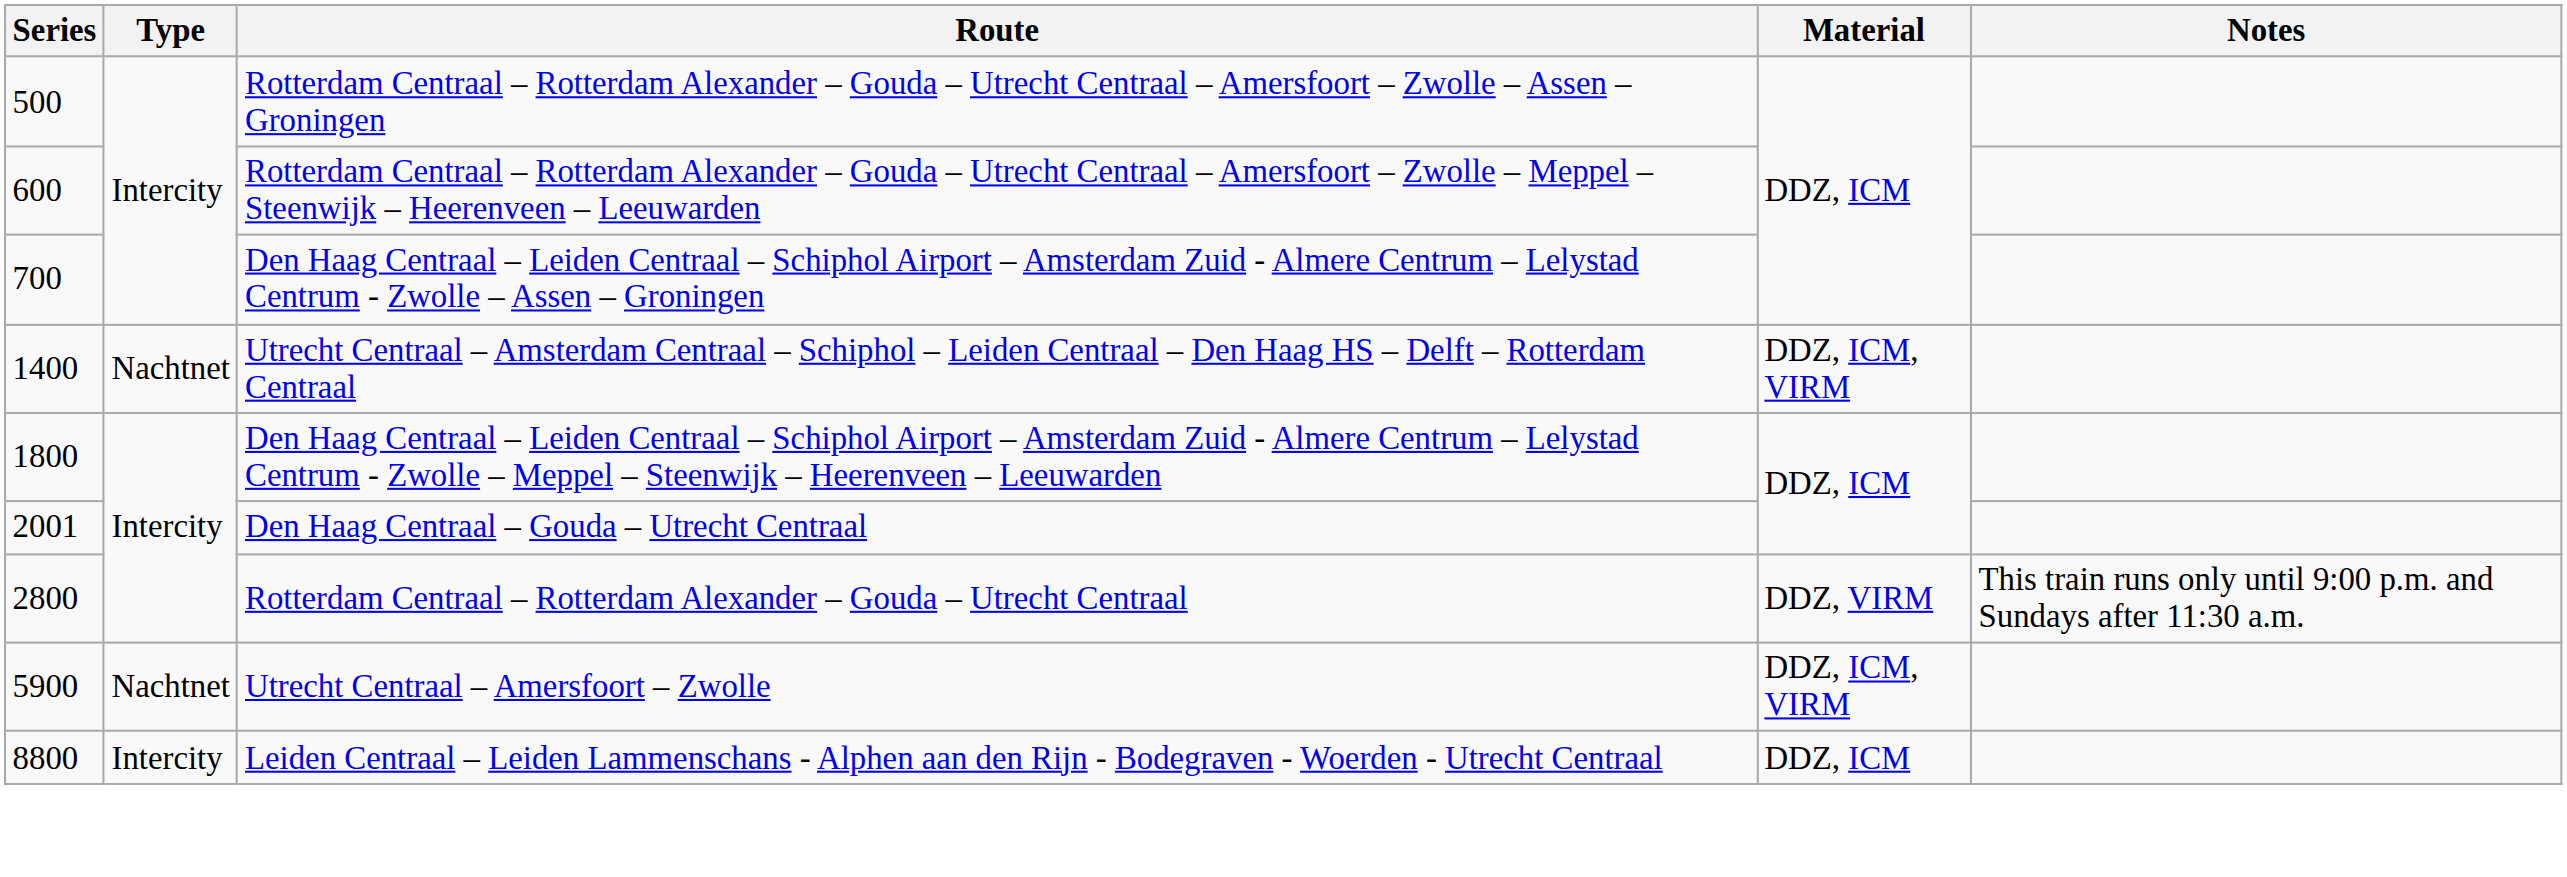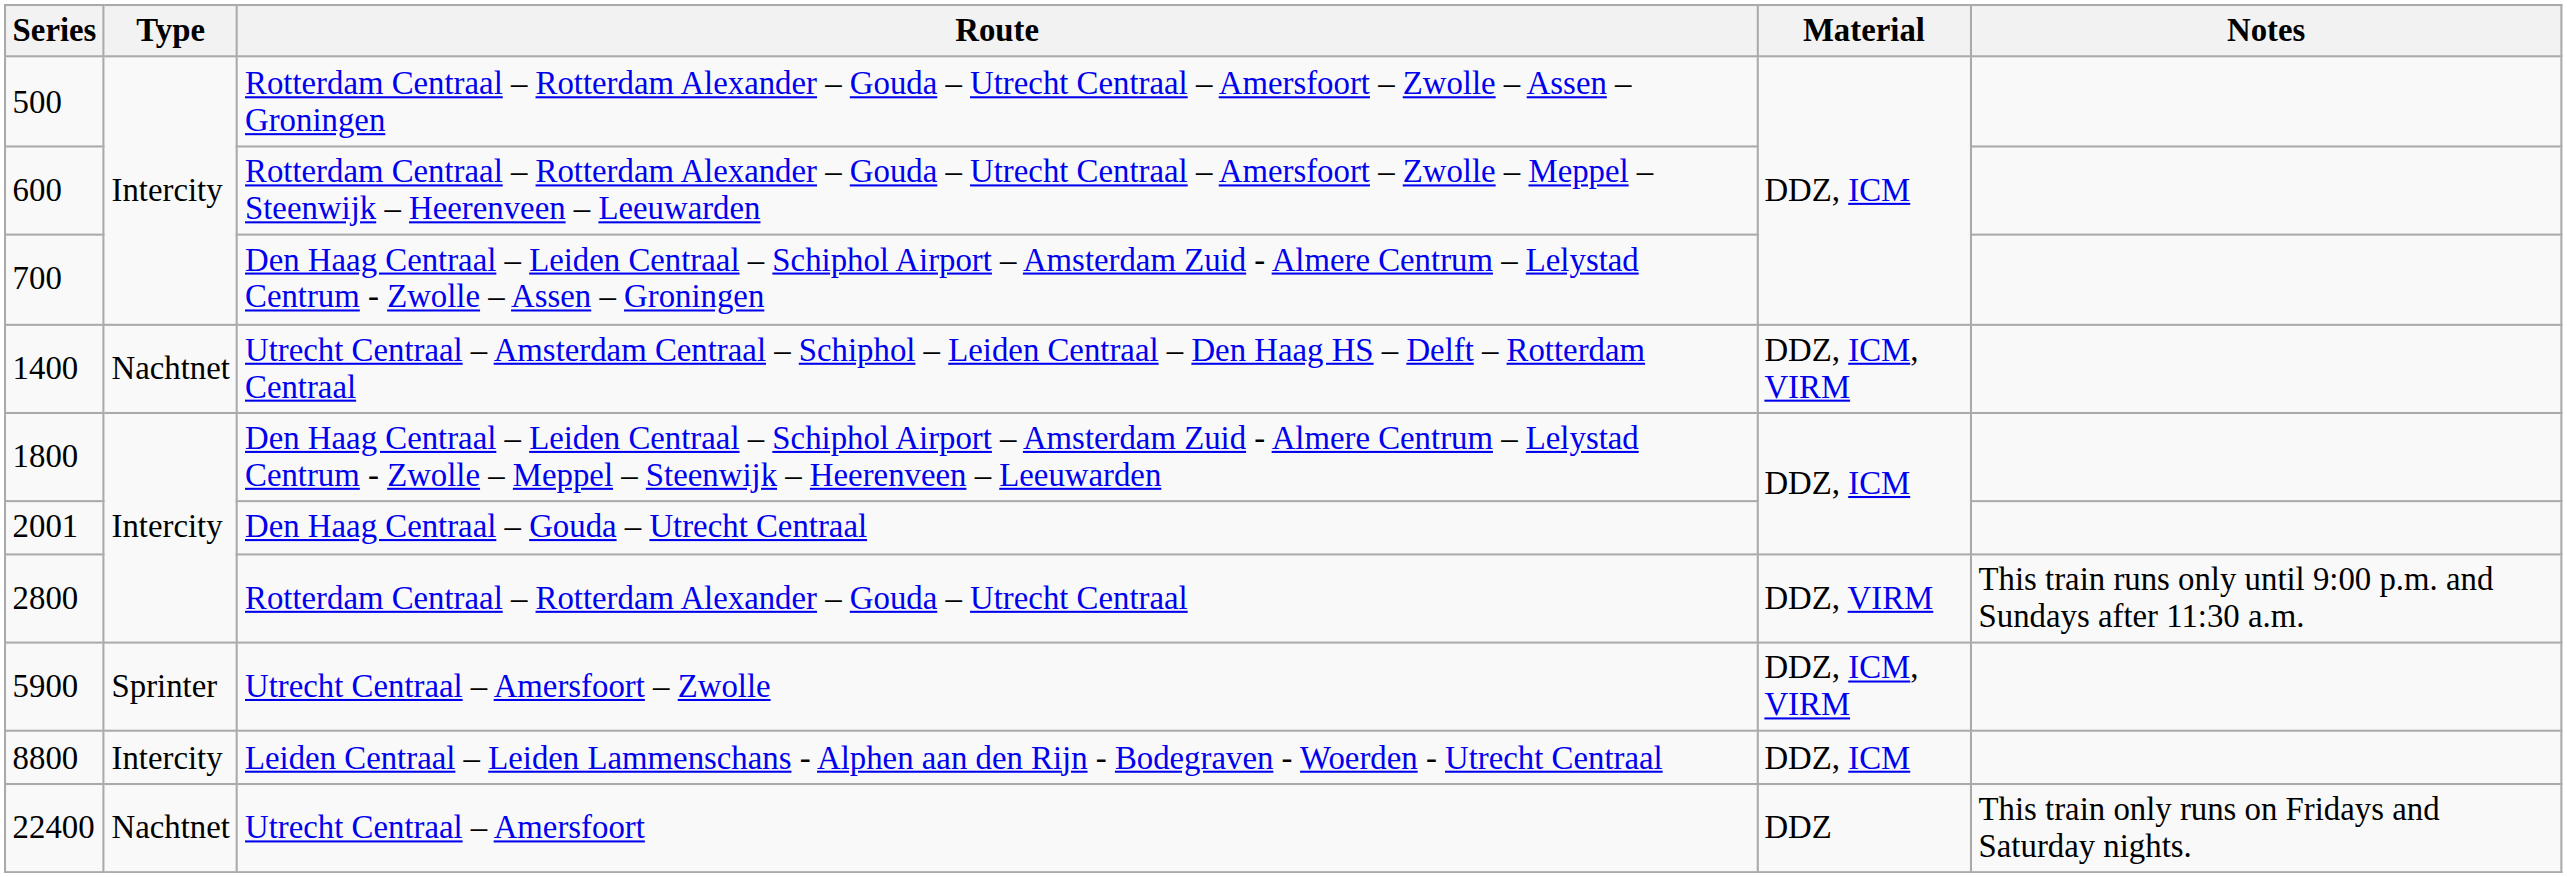(171, 686) Nachtnet -> (164, 686) Sprinter
+ row: (445, 827)
